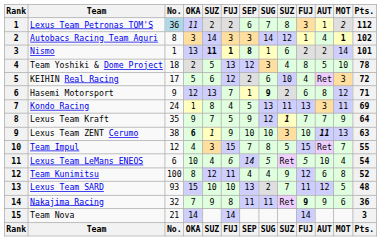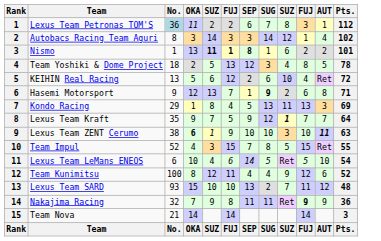- column: (343, 11)
(174, 79) 17 -> (174, 79) 13
(174, 107) 24 -> (174, 107) 29
(174, 147) 12 -> (174, 147) 52
